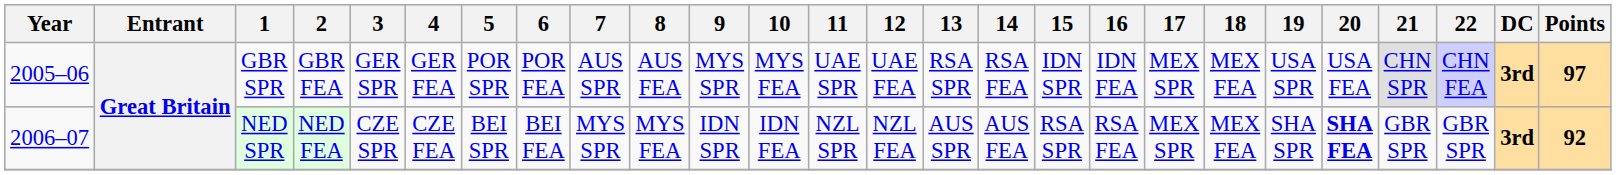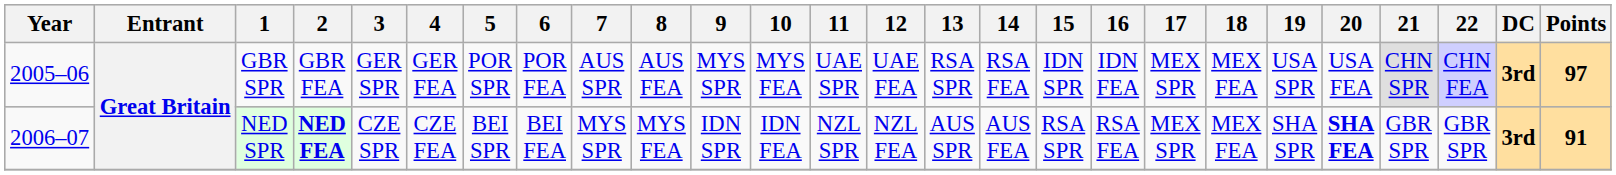(321, 138) normal -> (322, 138) bold
(1575, 138) 92 -> (1576, 138) 91
